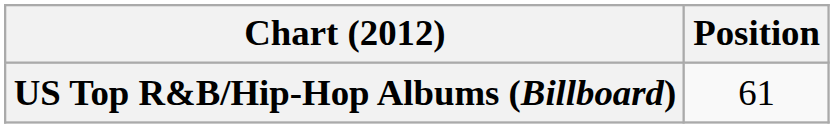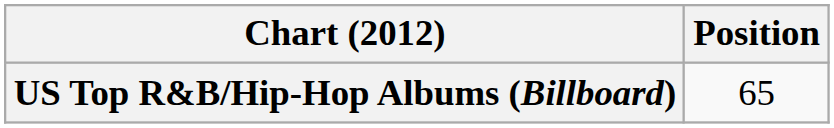(757, 92) 61 -> (757, 92) 65
